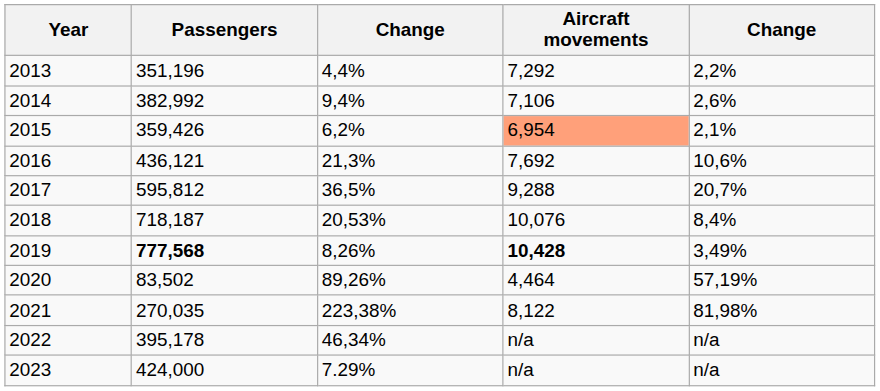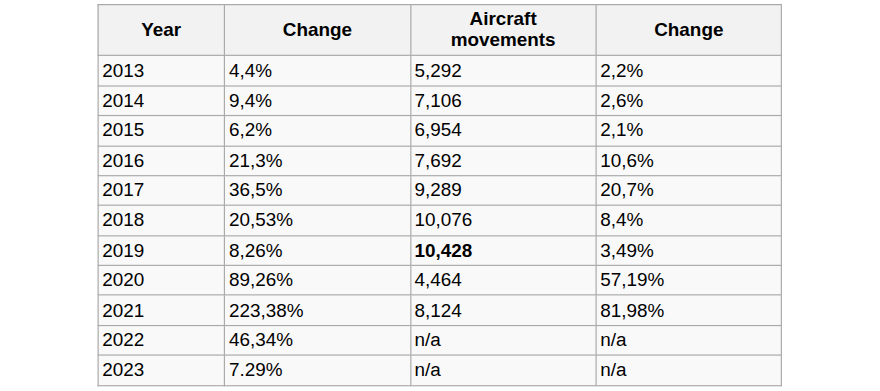- column: (225, 30)
(531, 70) 7,292 -> (438, 70) 5,292
(531, 130) lightsalmon background -> (438, 130) no background
(531, 190) 9,288 -> (438, 190) 9,289
(531, 310) 8,122 -> (438, 310) 8,124
